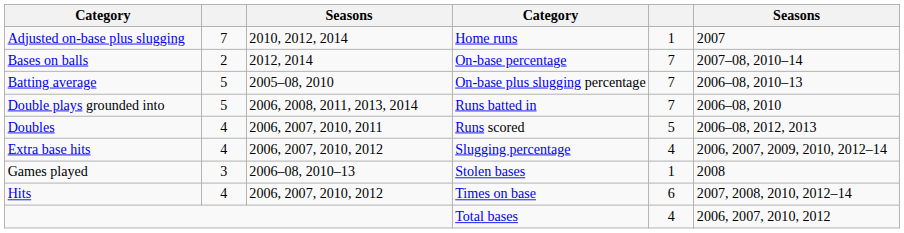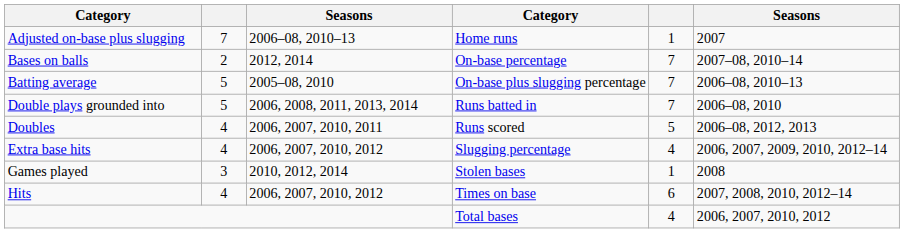(299, 37) 2010, 2012, 2014 -> (302, 37) 2006–08, 2010–13
(302, 171) 2006–08, 2010–13 -> (299, 171) 2010, 2012, 2014
